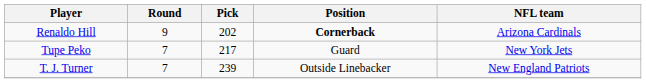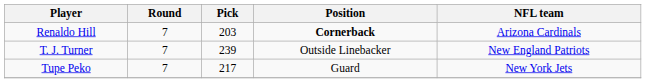(165, 31) 9 -> (165, 31) 7
(228, 31) 202 -> (228, 31) 203
rows swapped: (66, 50) <-> (66, 68)
